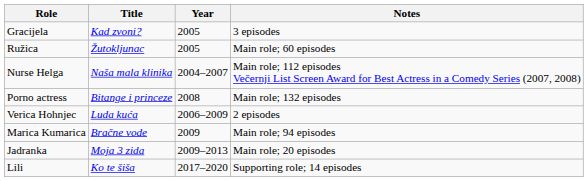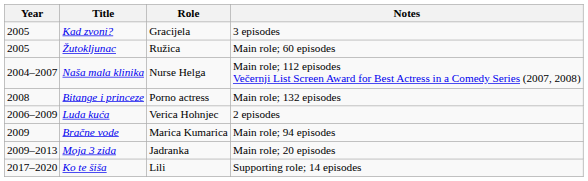columns swapped: (203, 13) <-> (46, 13)
